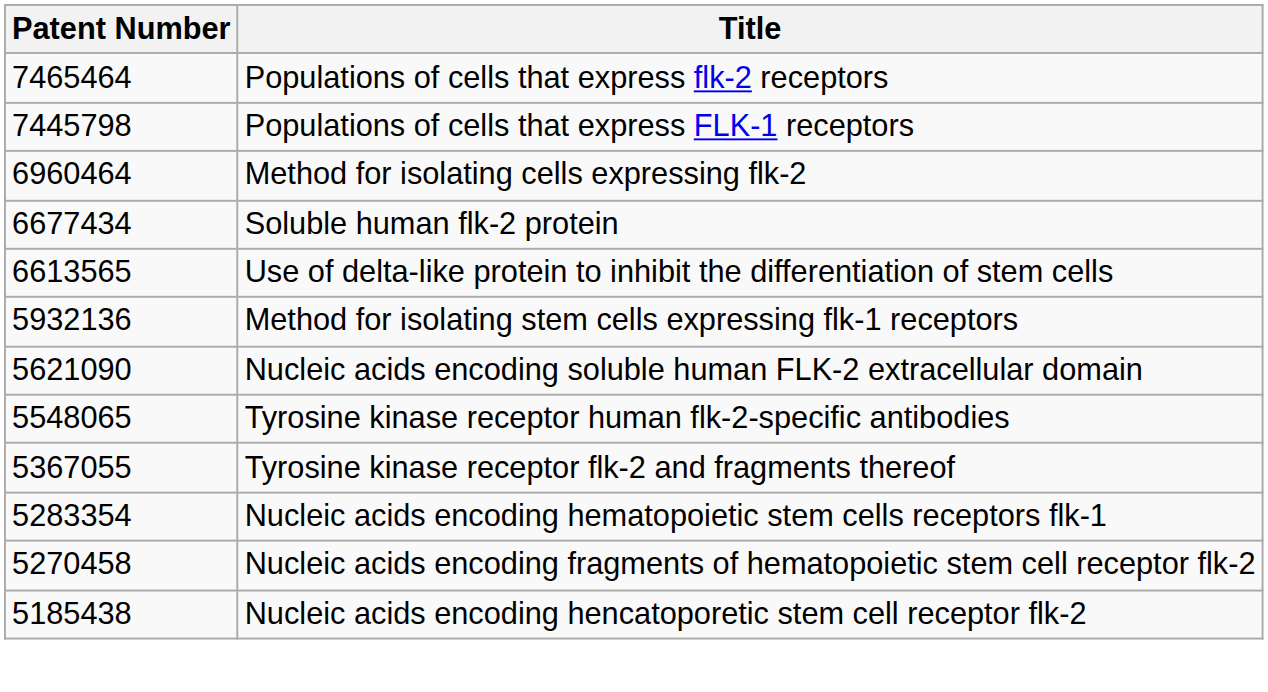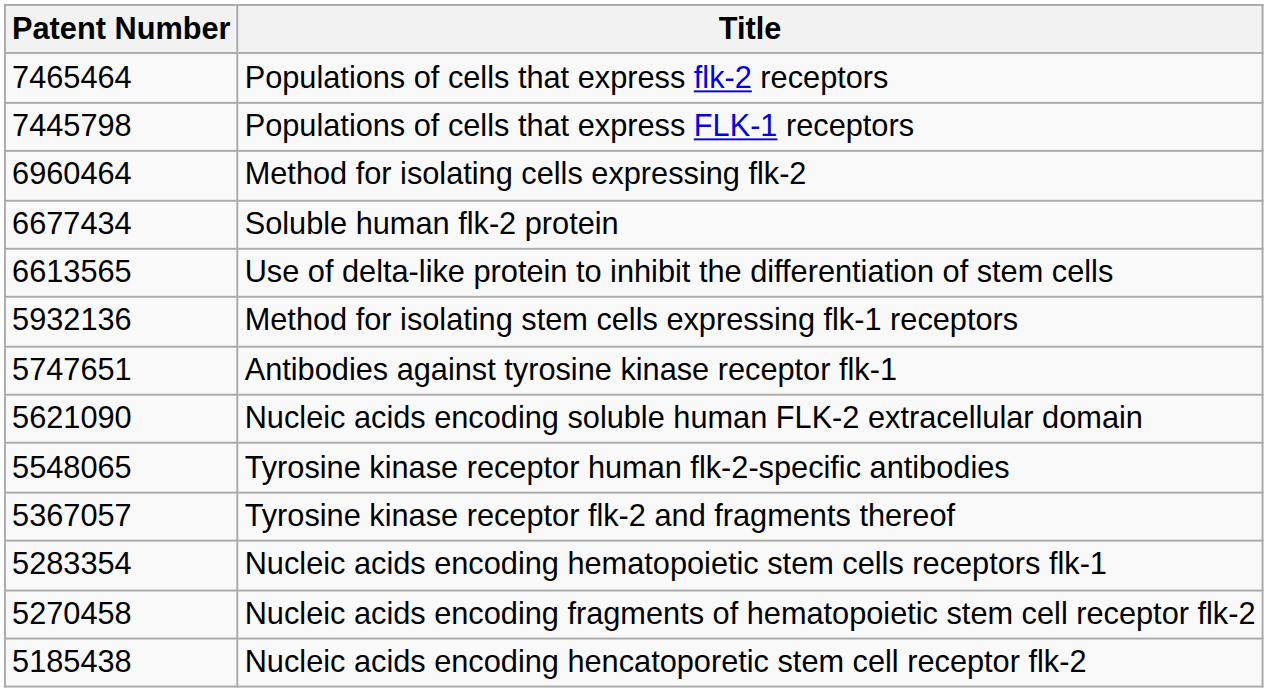+ row: (571, 369)
(72, 467) 5367055 -> (72, 516) 5367057
